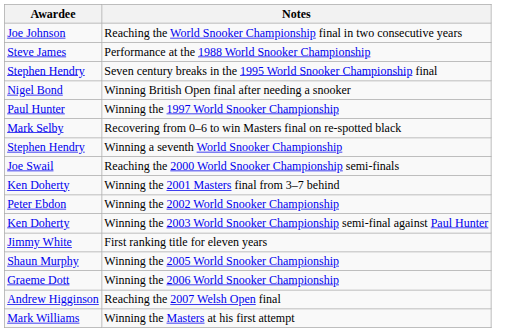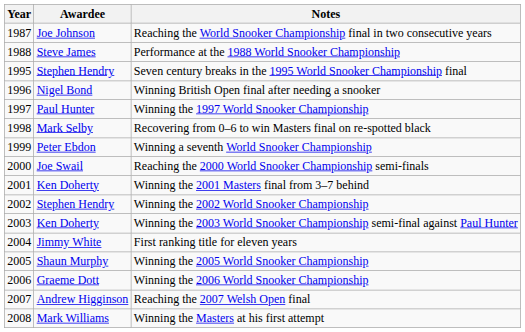+ column: (19, 14)
(46, 147) Stephen Hendry -> (66, 147) Peter Ebdon
(37, 204) Peter Ebdon -> (75, 204) Stephen Hendry
